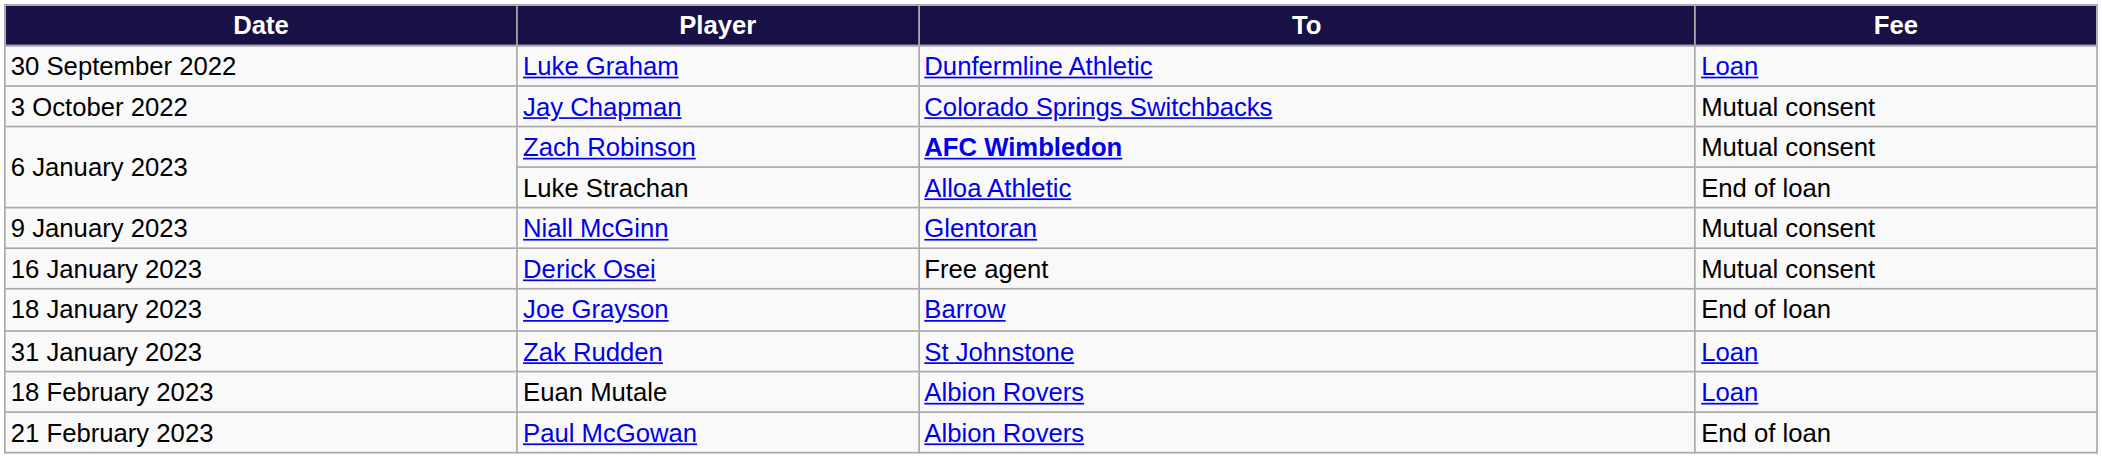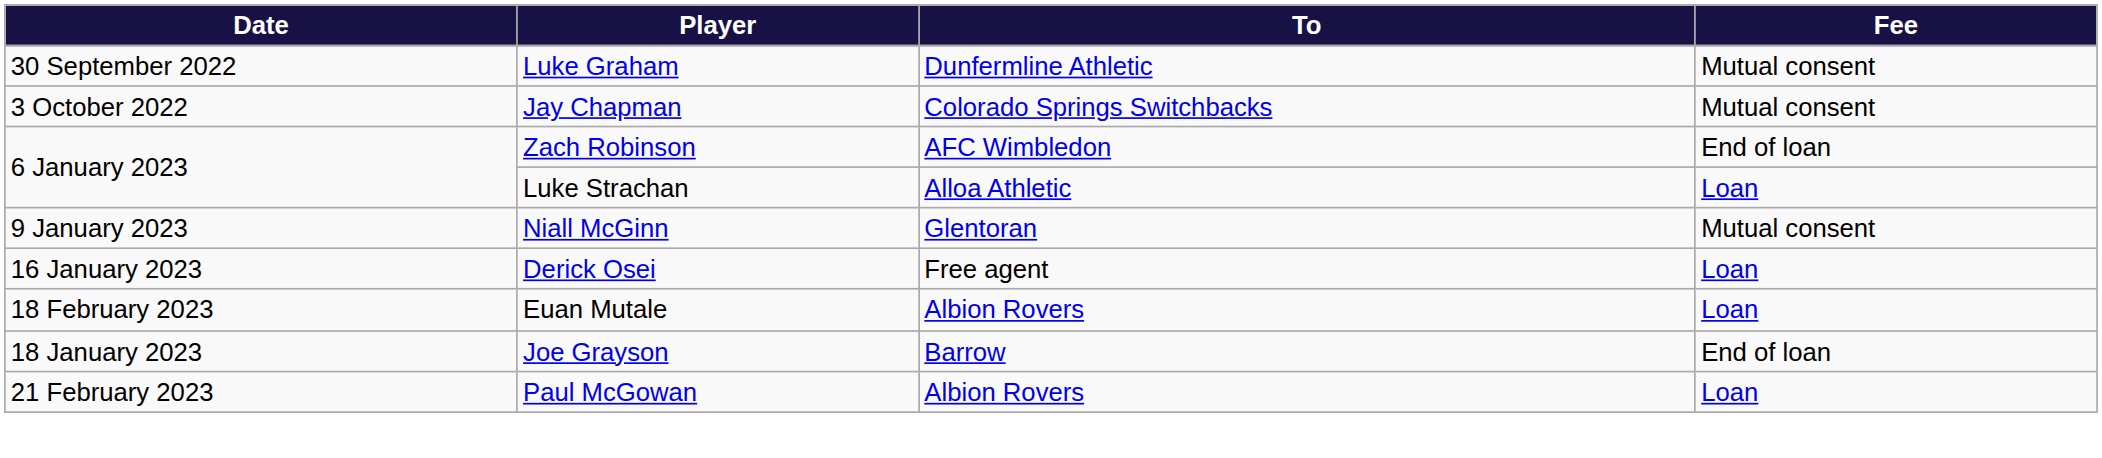(1730, 66) Loan -> (1788, 66) Mutual consent
(1023, 147) bold -> (1018, 147) normal
(1788, 147) Mutual consent -> (1766, 147) End of loan
(1766, 188) End of loan -> (1730, 188) Loan
(1788, 269) Mutual consent -> (1730, 269) Loan
rows swapped: (596, 310) <-> (595, 391)
- row: (593, 351)
(1766, 432) End of loan -> (1730, 391) Loan
